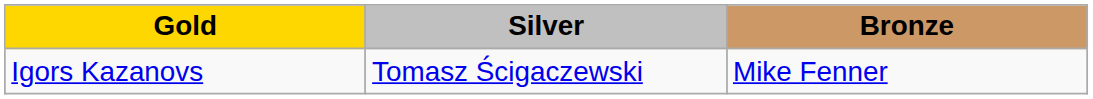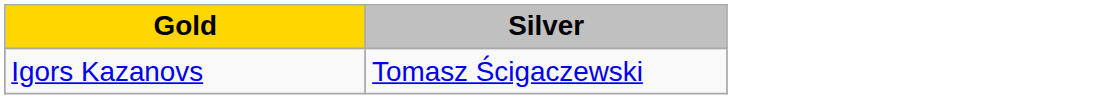- column: (907, 26)
